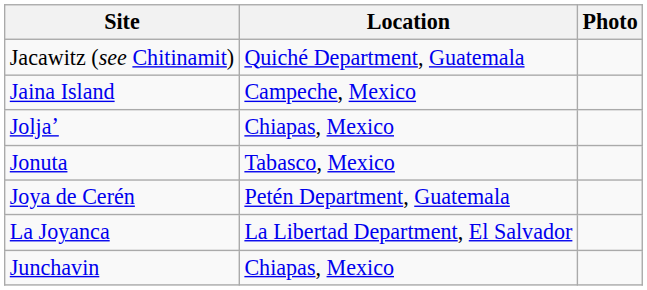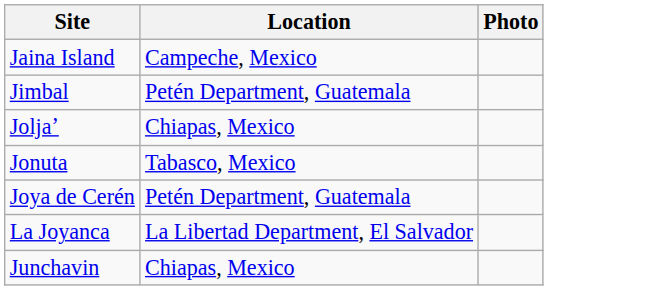- row: (122, 57)
+ row: (39, 92)
